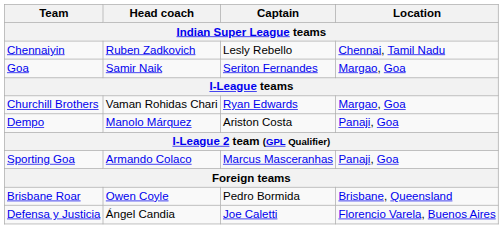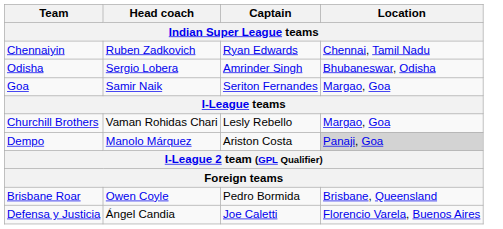(258, 50) Lesly Rebello -> (260, 50) Ryan Edwards
+ row: (25, 68)
(260, 104) Ryan Edwards -> (258, 123) Lesly Rebello
(369, 123) no background -> (353, 141) lightgrey background
- row: (41, 159)
